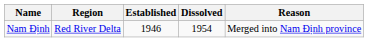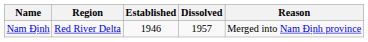(202, 28) 1954 -> (202, 28) 1957
